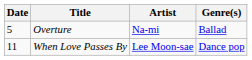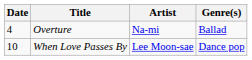(9, 30) 5 -> (9, 30) 4
(12, 47) 11 -> (12, 47) 10
